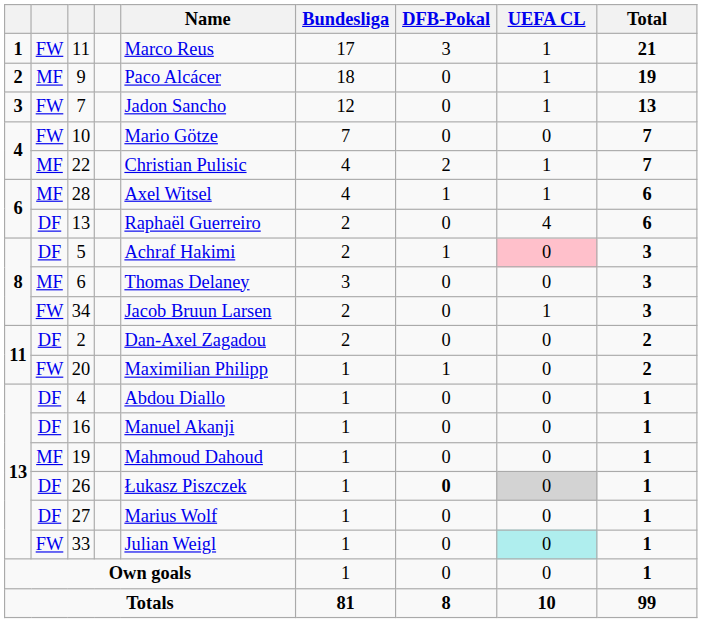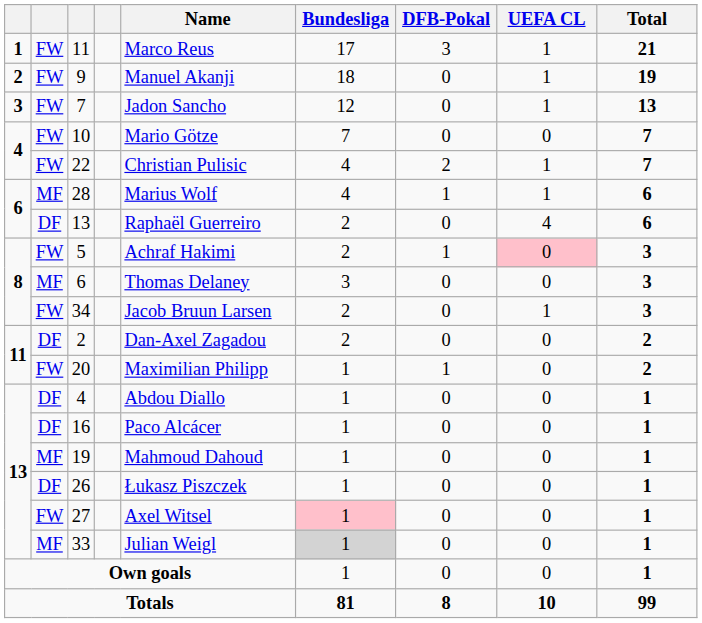(49, 77) MF -> (49, 77) FW
(173, 77) Paco Alcácer -> (179, 77) Manuel Akanji
(49, 164) MF -> (49, 164) FW
(168, 194) Axel Witsel -> (171, 194) Marius Wolf
(49, 252) DF -> (49, 252) FW
(179, 427) Manuel Akanji -> (173, 427) Paco Alcácer
(446, 485) bold -> (446, 485) normal
(547, 485) lightgrey background -> (547, 485) no background
(49, 515) DF -> (49, 515) FW
(171, 515) Marius Wolf -> (168, 515) Axel Witsel
(346, 515) no background -> (346, 515) pink background
(49, 544) FW -> (49, 544) MF
(346, 544) no background -> (346, 544) lightgrey background
(547, 544) paleturquoise background -> (547, 544) no background
